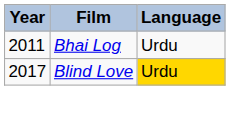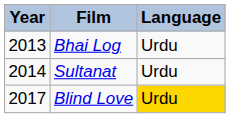(27, 44) 2011 -> (27, 44) 2013
+ row: (85, 71)
